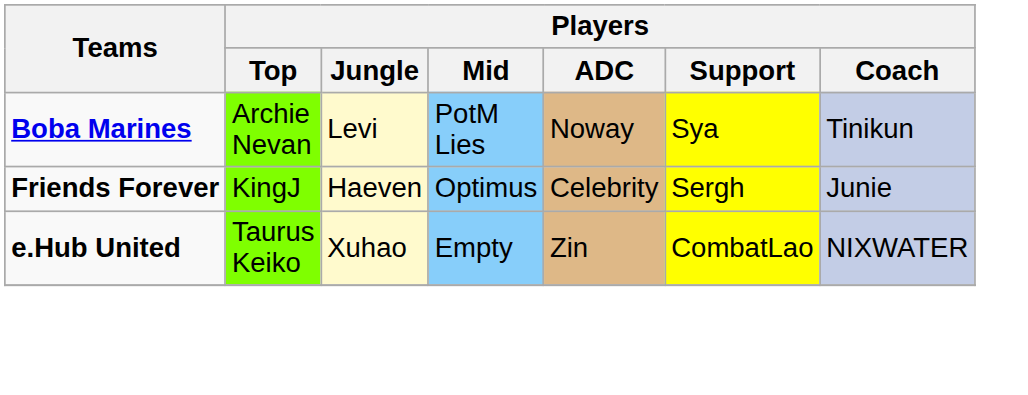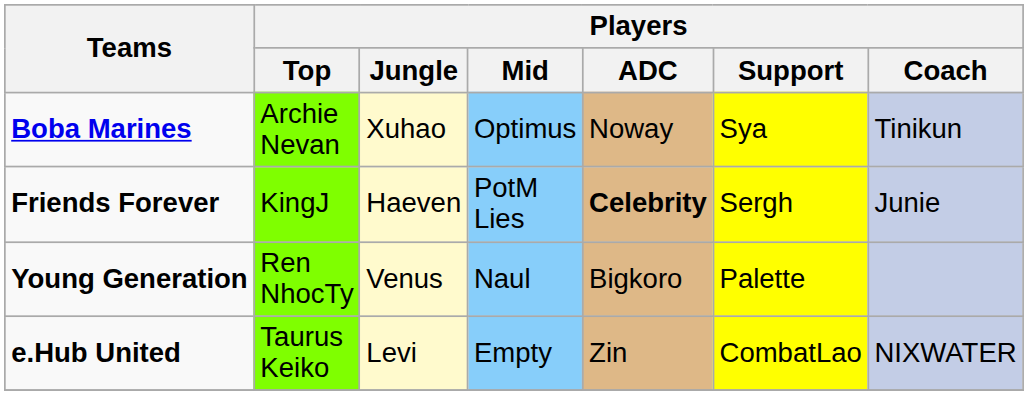(352, 129) Levi -> (406, 129) Xuhao
(467, 129) PotM Lies -> (525, 129) Optimus
(486, 188) Optimus -> (506, 203) PotM Lies
(604, 188) normal -> (648, 203) bold
+ row: (129, 278)
(367, 247) Xuhao -> (392, 352) Levi
